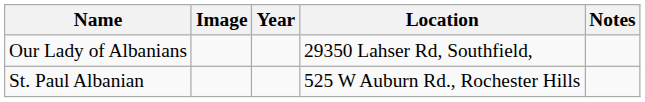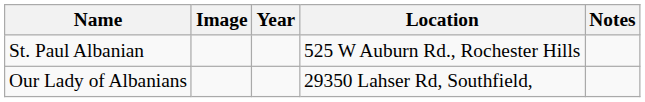rows swapped: (98, 50) <-> (77, 81)
